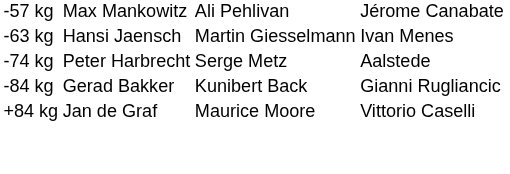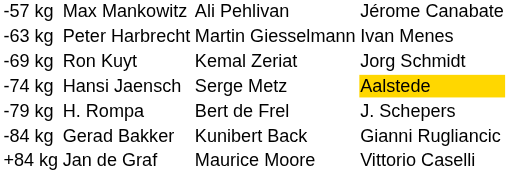(122, 36) Hansi Jaensch -> (127, 36) Peter Harbrecht
+ row: (29, 61)
(127, 61) Peter Harbrecht -> (122, 86) Hansi Jaensch
(395, 61) no background -> (395, 86) gold background
+ row: (29, 110)
